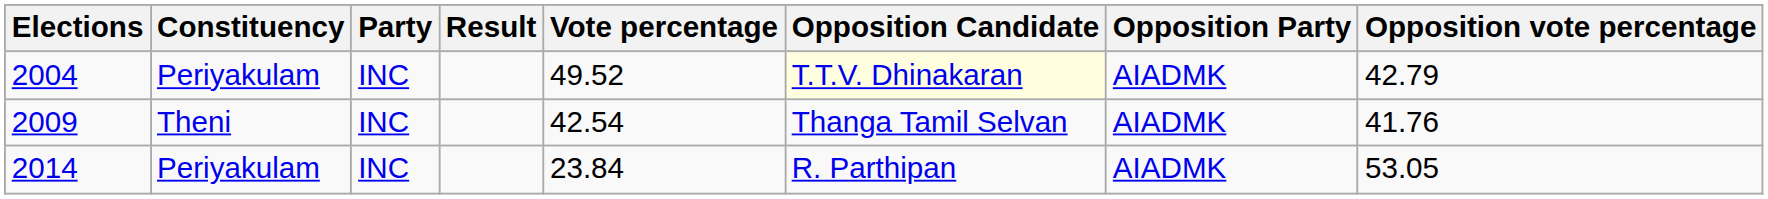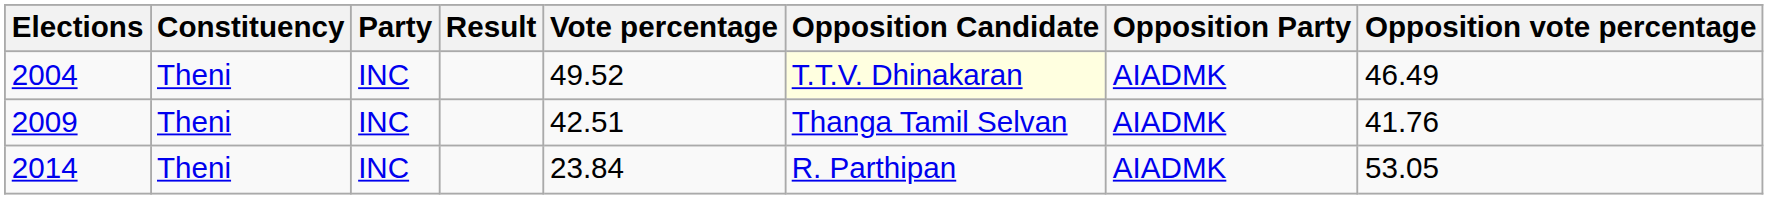(238, 74) Periyakulam -> (194, 74) Theni
(1402, 74) 42.79 -> (1402, 74) 46.49
(587, 121) 42.54 -> (587, 121) 42.51
(238, 168) Periyakulam -> (194, 168) Theni
